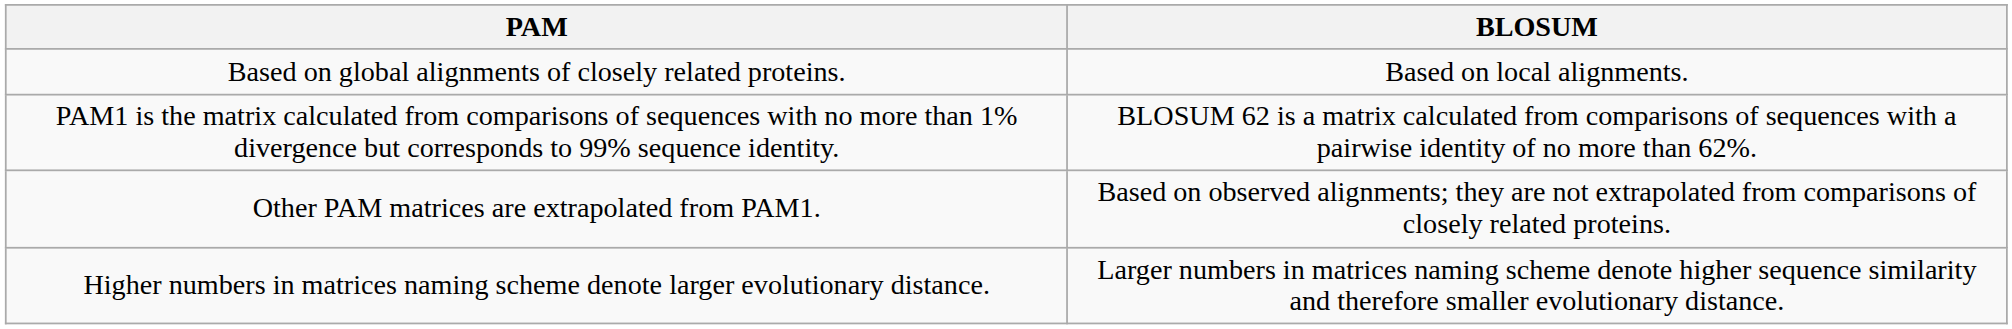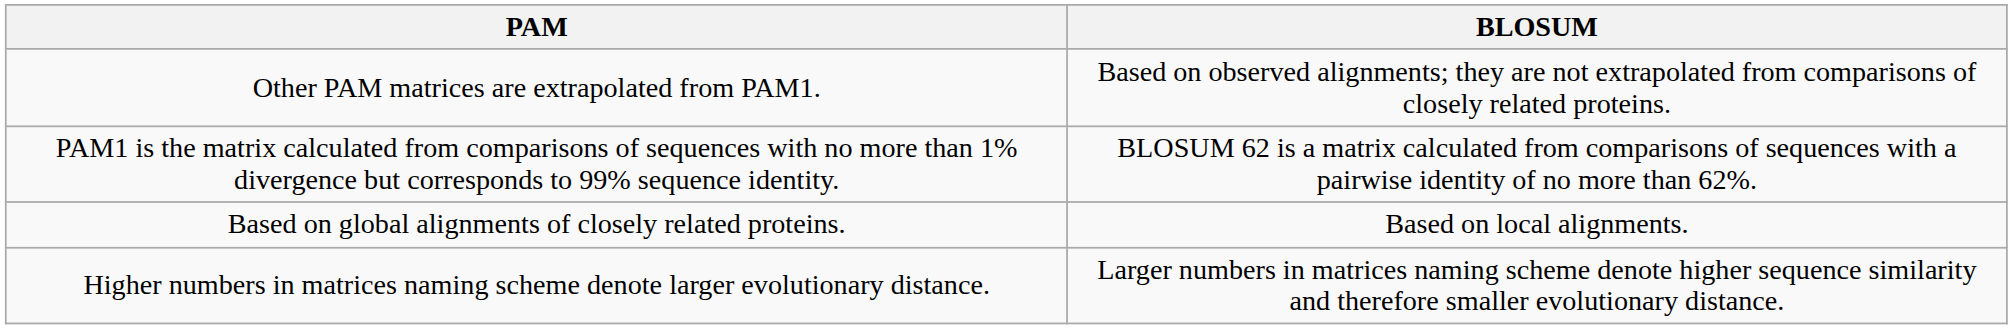rows swapped: (537, 71) <-> (537, 208)
